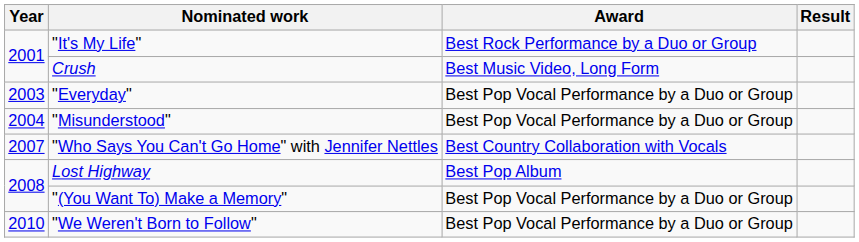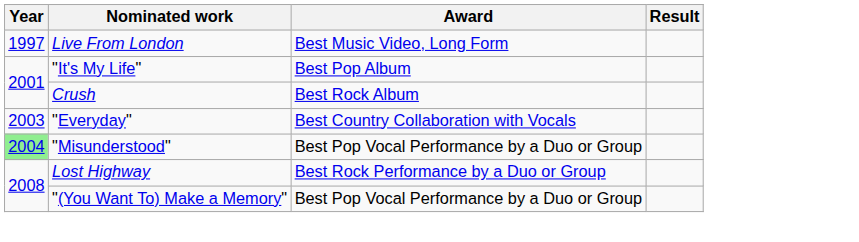+ row: (118, 43)
(601, 43) Best Rock Performance by a Duo or Group -> (353, 69) Best Pop Album
(552, 69) Best Music Video, Long Form -> (357, 95) Best Rock Album
(619, 95) Best Pop Vocal Performance by a Duo or Group -> (435, 120) Best Country Collaboration with Vocals
(26, 120) no background -> (26, 146) lightgreen background
- row: (245, 146)
(503, 172) Best Pop Album -> (450, 172) Best Rock Performance by a Duo or Group
- row: (154, 224)
